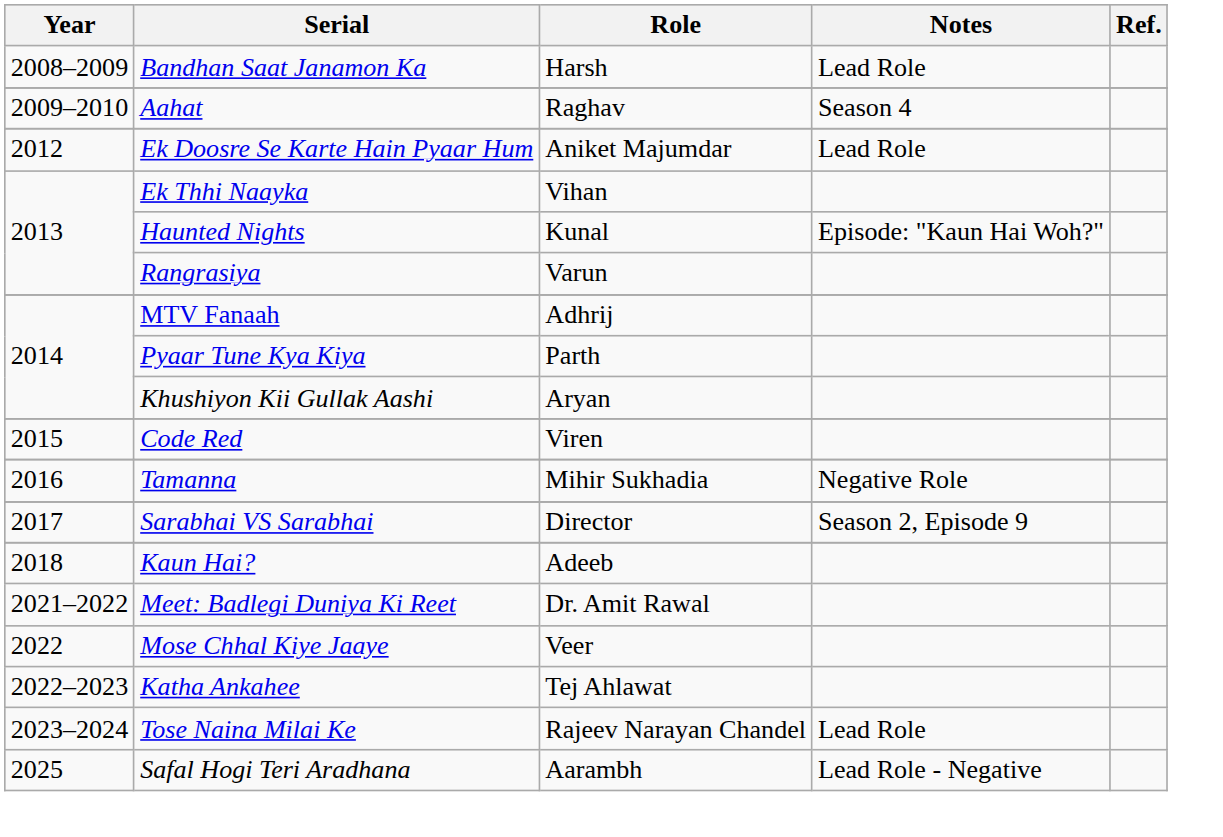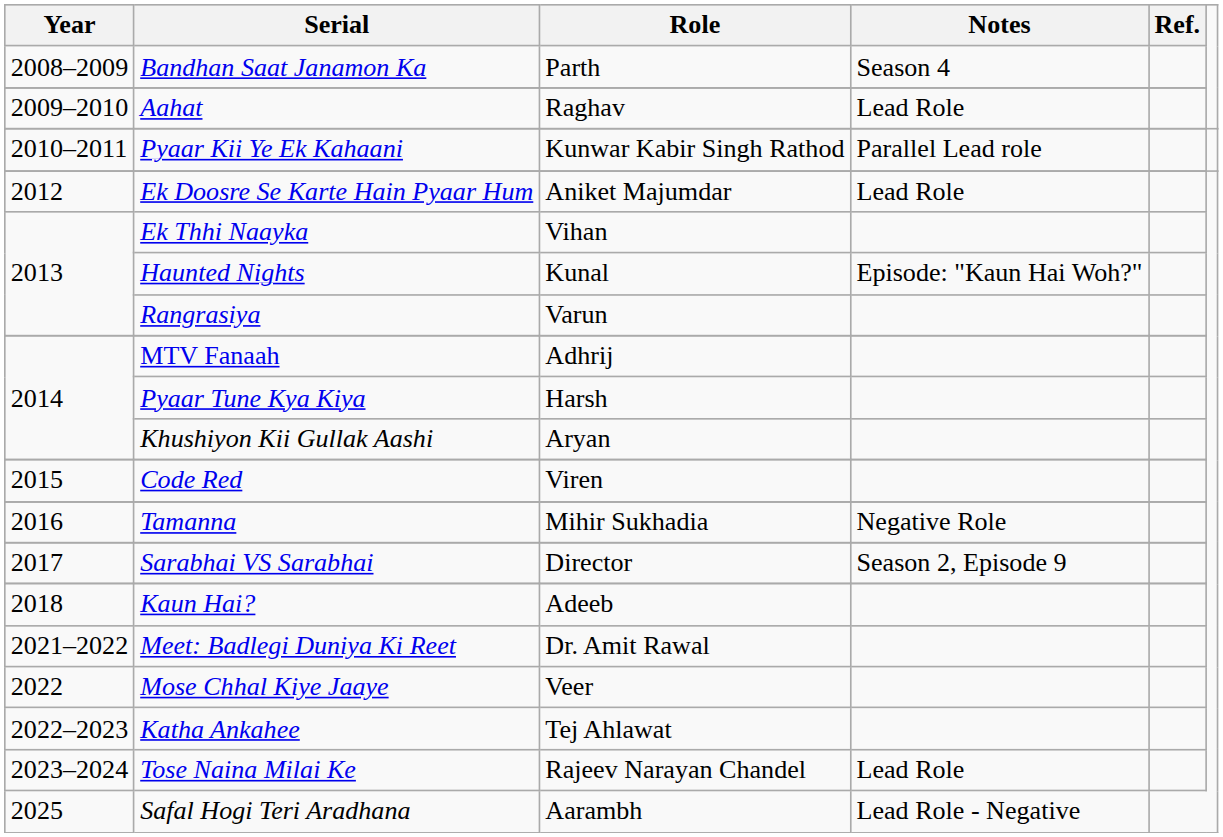(576, 66) Harsh -> (573, 66) Parth
(872, 66) Lead Role -> (903, 66) Season 4
(865, 107) Season 4 -> (910, 107) Lead Role
+ row: (272, 149)
(573, 356) Parth -> (576, 397) Harsh
